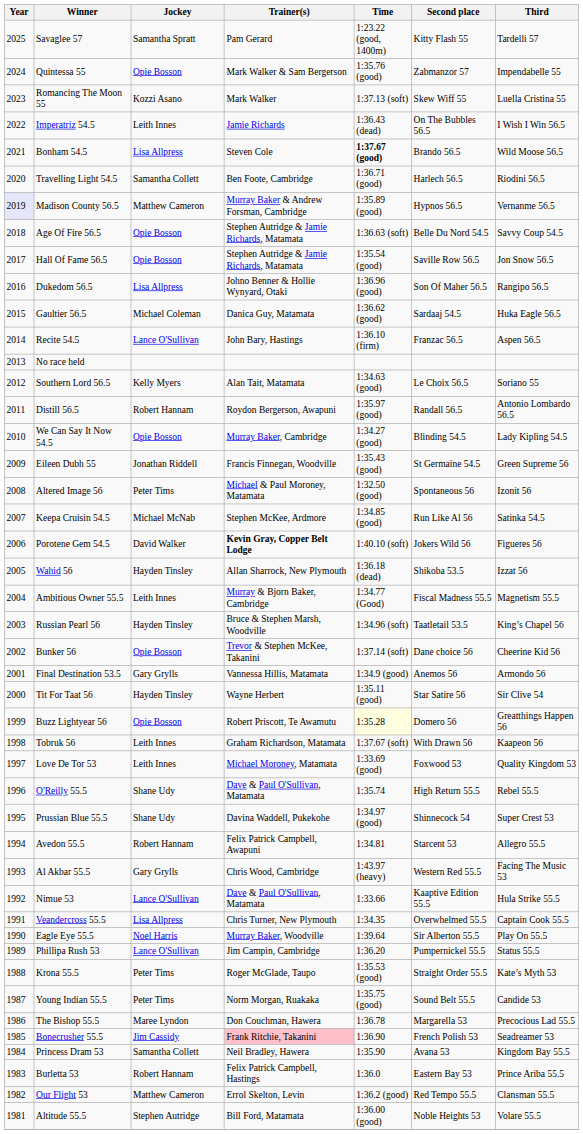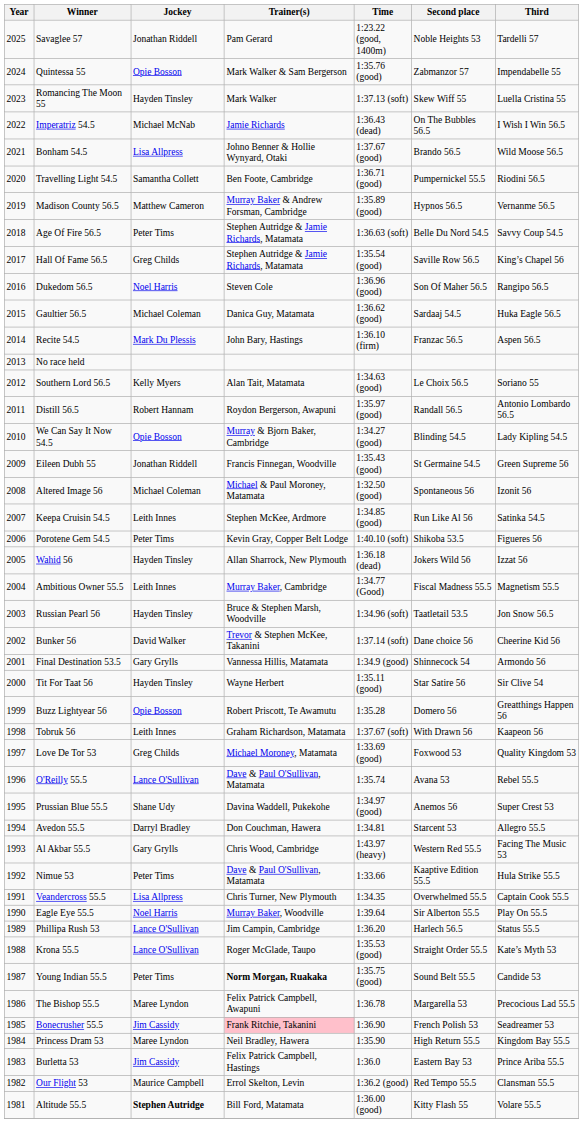(164, 39) Samantha Spratt -> (165, 39) Jonathan Riddell
(441, 39) Kitty Flash 55 -> (447, 39) Noble Heights 53
(157, 99) Kozzi Asano -> (163, 99) Hayden Tinsley
(154, 125) Leith Innes -> (164, 125) Michael McNab
(250, 152) Steven Cole -> (271, 152) Johno Benner & Hollie Wynyard, Otaki
(371, 152) bold -> (371, 152) normal
(438, 179) Harlech 56.5 -> (449, 179) Pumpernickel 55.5
(16, 206) lavender background -> (16, 206) no background
(157, 233) Opie Bosson -> (153, 233) Peter Tims
(157, 260) Opie Bosson -> (156, 260) Greg Childs
(525, 260) Jon Snow 56.5 -> (531, 260) King’s Chapel 56
(158, 287) Lisa Allpress -> (155, 287) Noel Harris
(271, 287) Johno Benner & Hollie Wynyard, Otaki -> (250, 287) Steven Cole
(166, 341) Lance O'Sullivan -> (164, 341) Mark Du Plessis
(277, 437) Murray Baker, Cambridge -> (271, 437) Murray & Bjorn Baker, Cambridge
(153, 491) Peter Tims -> (167, 491) Michael Coleman
(164, 518) Michael McNab -> (154, 518) Leith Innes
(159, 545) David Walker -> (153, 539) Peter Tims
(277, 545) bold -> (287, 539) normal
(442, 545) Jokers Wild 56 -> (439, 539) Shikoba 53.5
(439, 571) Shikoba 53.5 -> (442, 560) Jokers Wild 56
(271, 598) Murray & Bjorn Baker, Cambridge -> (277, 587) Murray Baker, Cambridge
(531, 625) King’s Chapel 56 -> (525, 614) Jon Snow 56.5
(157, 652) Opie Bosson -> (159, 641) David Walker
(435, 673) Anemos 56 -> (442, 662) Shinnecock 54
(371, 722) lightyellow background -> (371, 710) no background
(154, 764) Leith Innes -> (156, 753) Greg Childs
(154, 791) Shane Udy -> (166, 780) Lance O'Sullivan
(447, 791) High Return 55.5 -> (432, 780) Avana 53
(442, 818) Shinnecock 54 -> (435, 807) Anemos 56
(163, 845) Robert Hannam -> (162, 828) Darryl Bradley
(272, 845) Felix Patrick Campbell, Awapuni -> (274, 828) Don Couchman, Hawera
(166, 899) Lance O'Sullivan -> (153, 876) Peter Tims
(449, 951) Pumpernickel 55.5 -> (438, 929) Harlech 56.5
(153, 973) Peter Tims -> (166, 950) Lance O'Sullivan
(273, 999) normal -> (277, 977) bold
(274, 1021) Don Couchman, Hawera -> (272, 1004) Felix Patrick Campbell, Awapuni
(166, 1052) Samantha Collett -> (161, 1041) Maree Lyndon
(432, 1052) Avana 53 -> (447, 1041) High Return 55.5
(163, 1073) Robert Hannam -> (156, 1062) Jim Cassidy
(168, 1095) Matthew Cameron -> (168, 1083) Maurice Campbell
(166, 1116) normal -> (168, 1105) bold
(447, 1116) Noble Heights 53 -> (441, 1105) Kitty Flash 55
